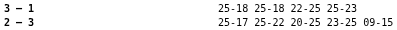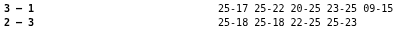(288, 8) 25-18 25-18 22-25 25-23 -> (306, 8) 25-17 25-22 20-25 23-25 09-15
(306, 23) 25-17 25-22 20-25 23-25 09-15 -> (288, 23) 25-18 25-18 22-25 25-23
